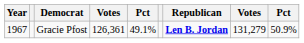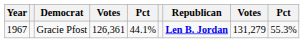(143, 29) 49.1% -> (143, 29) 44.1%
(284, 29) 50.9% -> (284, 29) 55.3%
